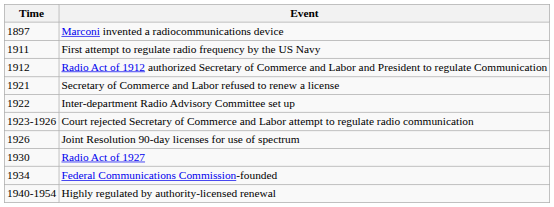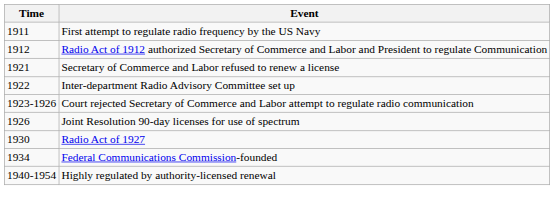- row: (172, 31)
